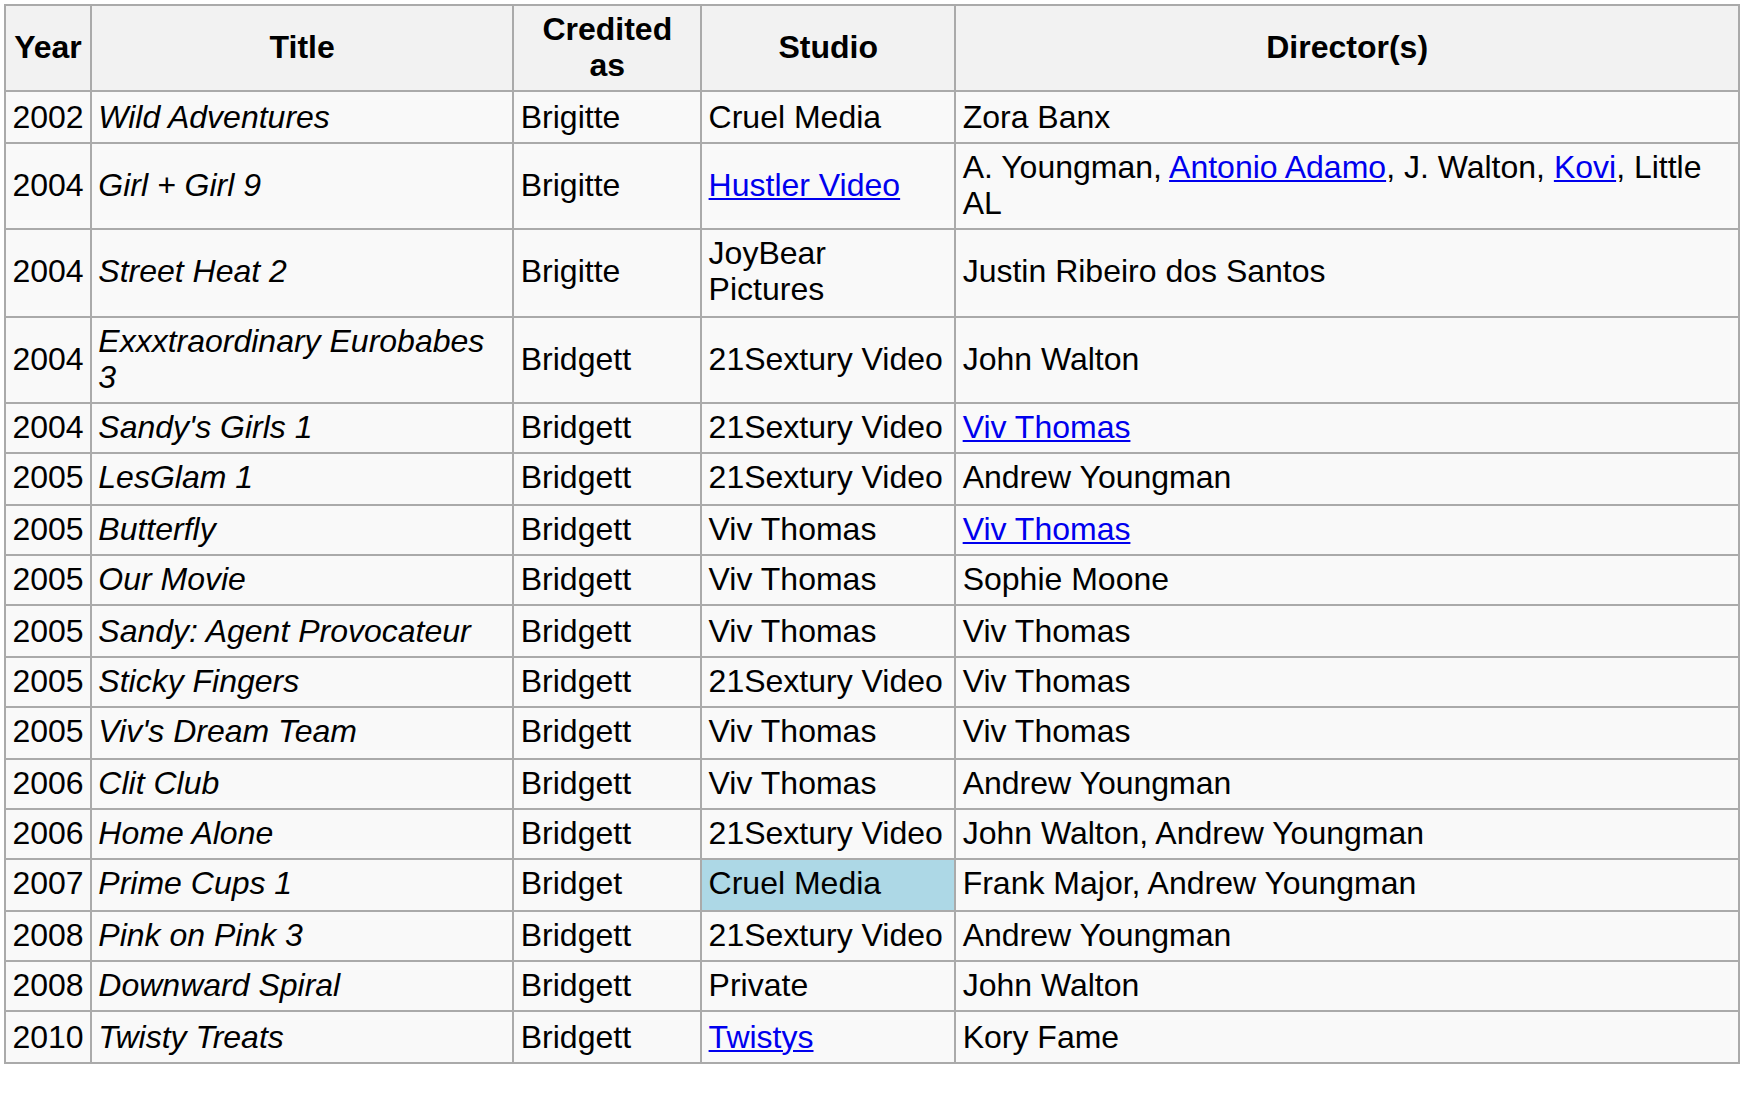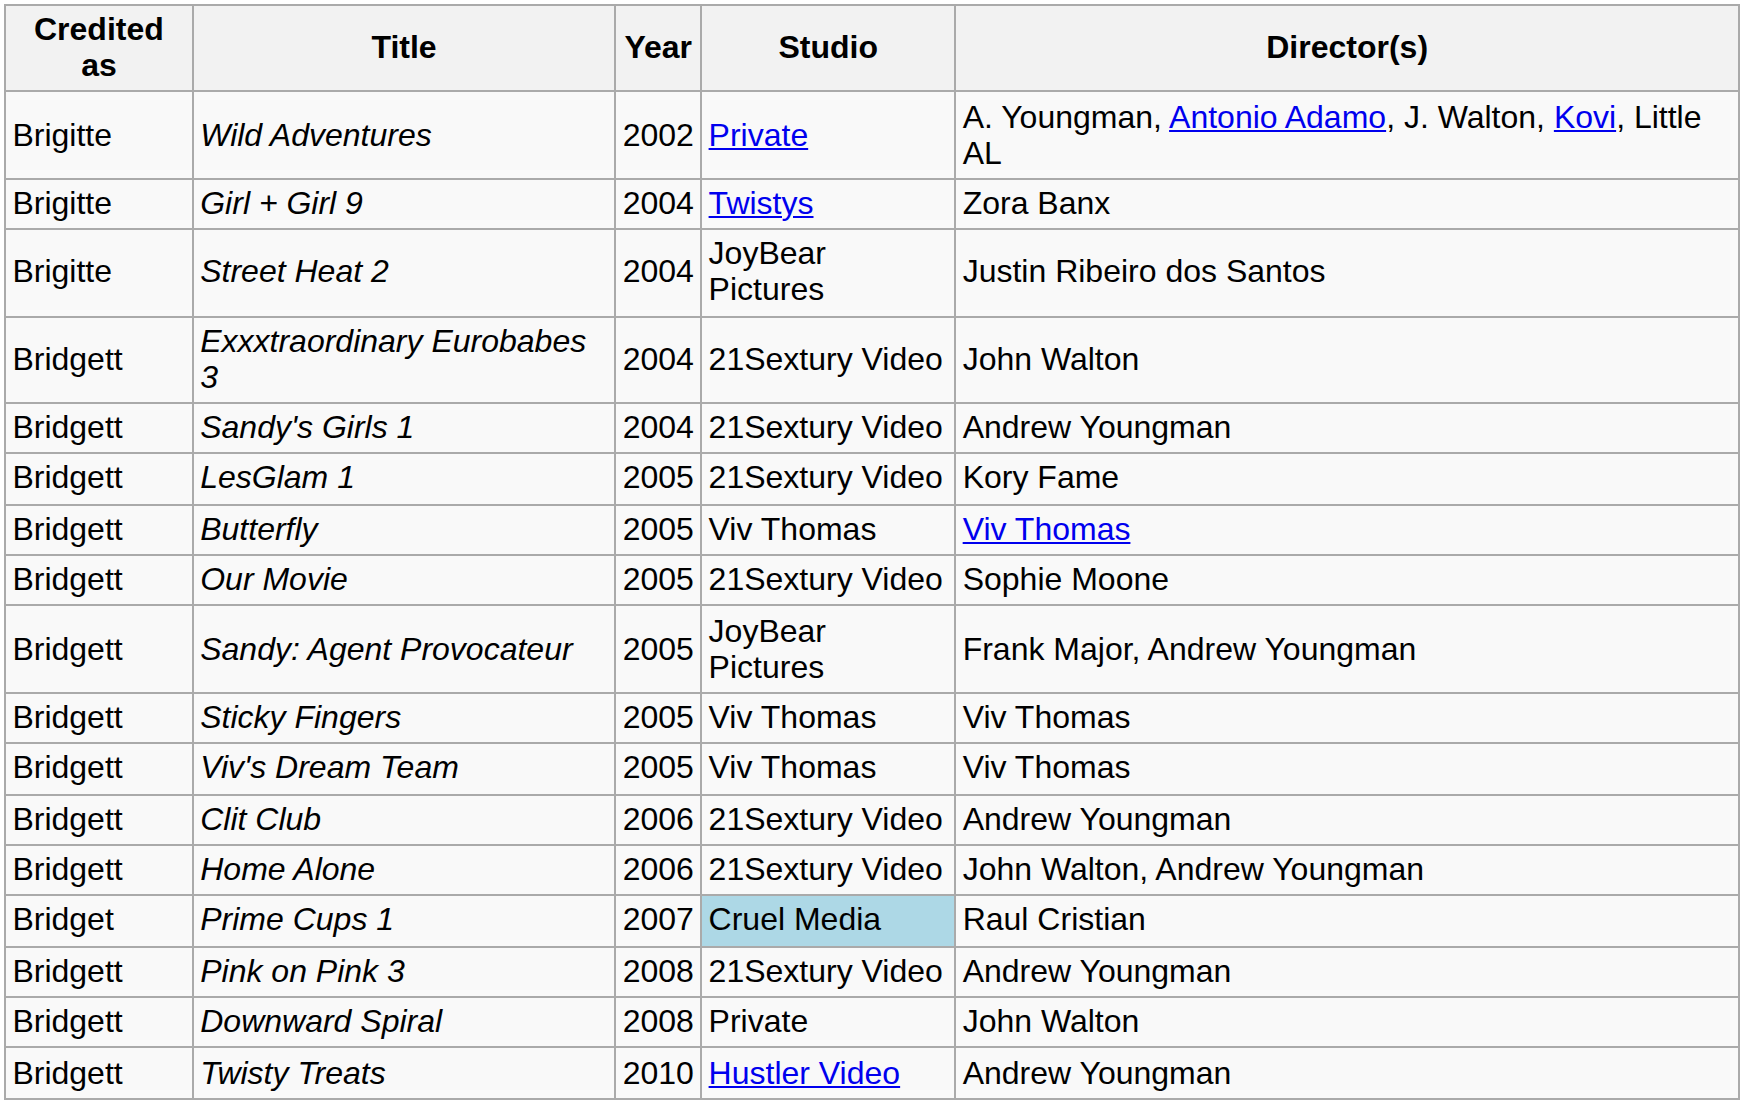columns swapped: (48, 47) <-> (607, 47)
(795, 116) Cruel Media -> (758, 134) Private
(1036, 116) Zora Banx -> (1332, 134) A. Youngman, Antonio Adamo, J. Walton, Kovi, Little AL
(804, 185) Hustler Video -> (761, 203) Twistys
(1332, 185) A. Youngman, Antonio Adamo, J. Walton, Kovi, Little AL -> (1036, 203) Zora Banx
(1047, 427) Viv Thomas -> (1097, 427) Andrew Youngman
(1097, 478) Andrew Youngman -> (1041, 478) Kory Fame
(792, 579) Viv Thomas -> (826, 579) 21Sextury Video
(792, 630) Viv Thomas -> (767, 648) JoyBear Pictures
(1047, 630) Viv Thomas -> (1189, 648) Frank Major, Andrew Youngman
(826, 681) 21Sextury Video -> (792, 717) Viv Thomas
(792, 782) Viv Thomas -> (826, 818) 21Sextury Video
(1189, 884) Frank Major, Andrew Youngman -> (1054, 920) Raul Cristian
(761, 1036) Twistys -> (804, 1072) Hustler Video
(1041, 1036) Kory Fame -> (1097, 1072) Andrew Youngman
